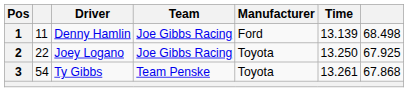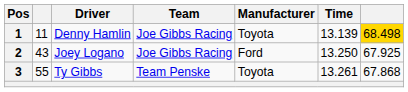(250, 33) Ford -> (256, 33) Toyota
(382, 33) no background -> (382, 33) gold background
(42, 53) 22 -> (42, 53) 43
(256, 53) Toyota -> (250, 53) Ford
(42, 72) 54 -> (42, 72) 55
